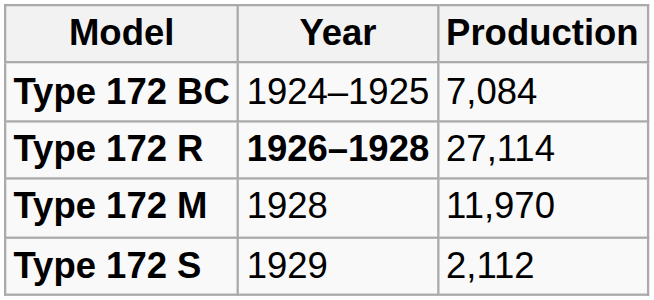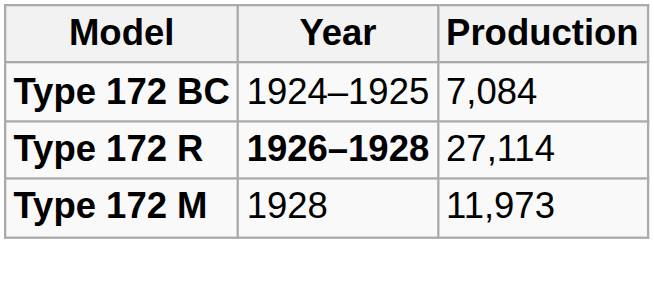(501, 206) 11,970 -> (501, 206) 11,973
- row: (108, 264)
